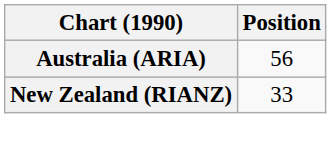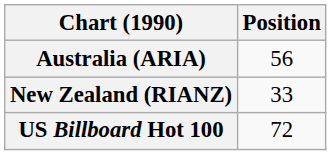+ row: (121, 130)
